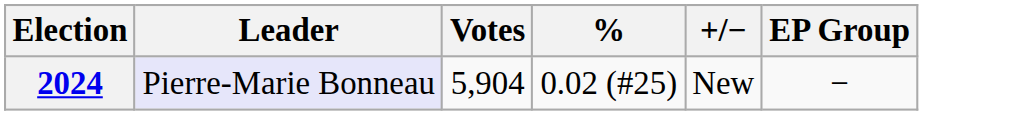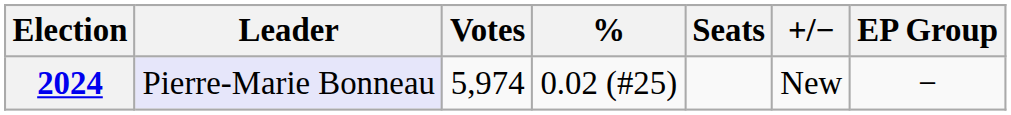+ column: (729, 30)
(488, 82) 5,904 -> (488, 82) 5,974
